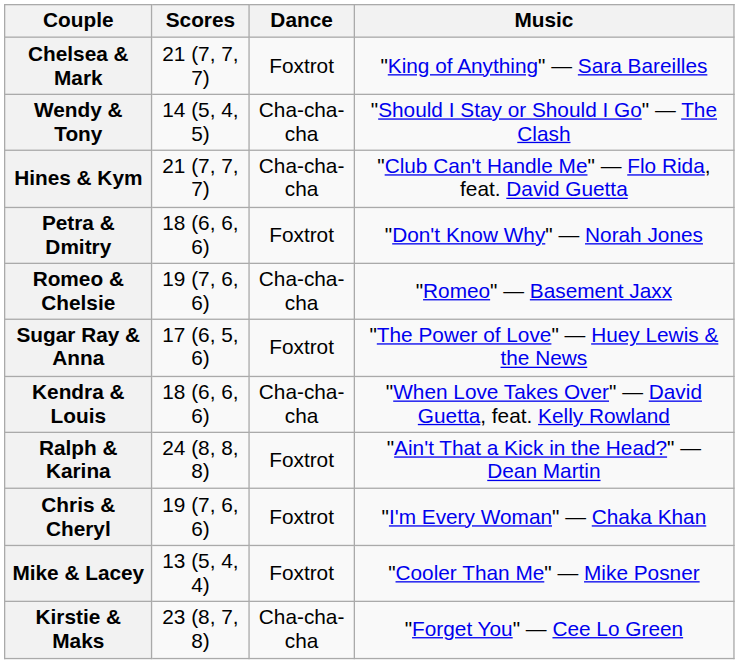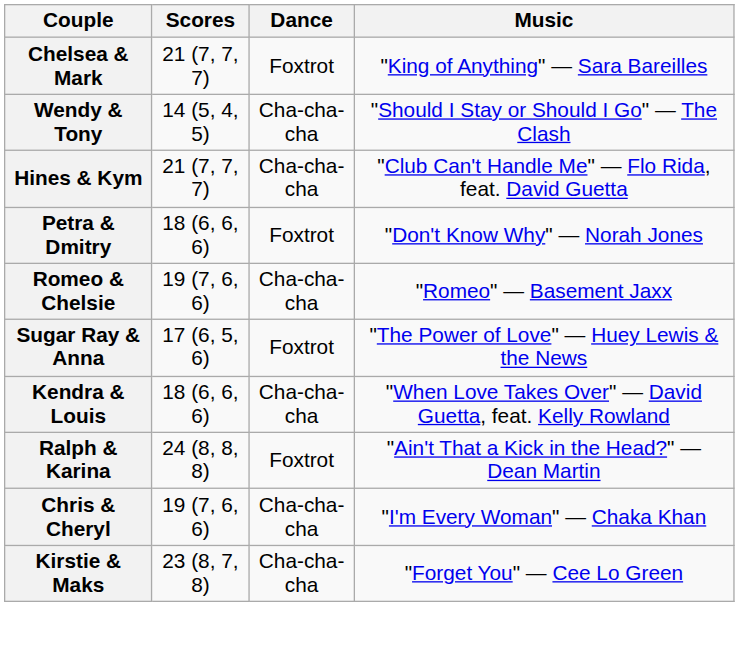(302, 516) Foxtrot -> (302, 516) Cha-cha-cha
- row: (78, 573)
